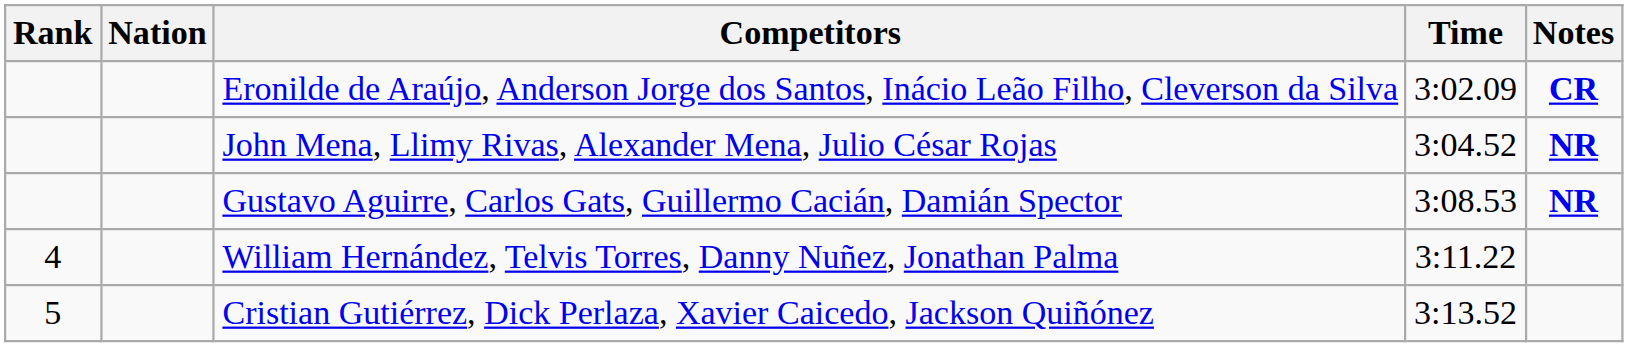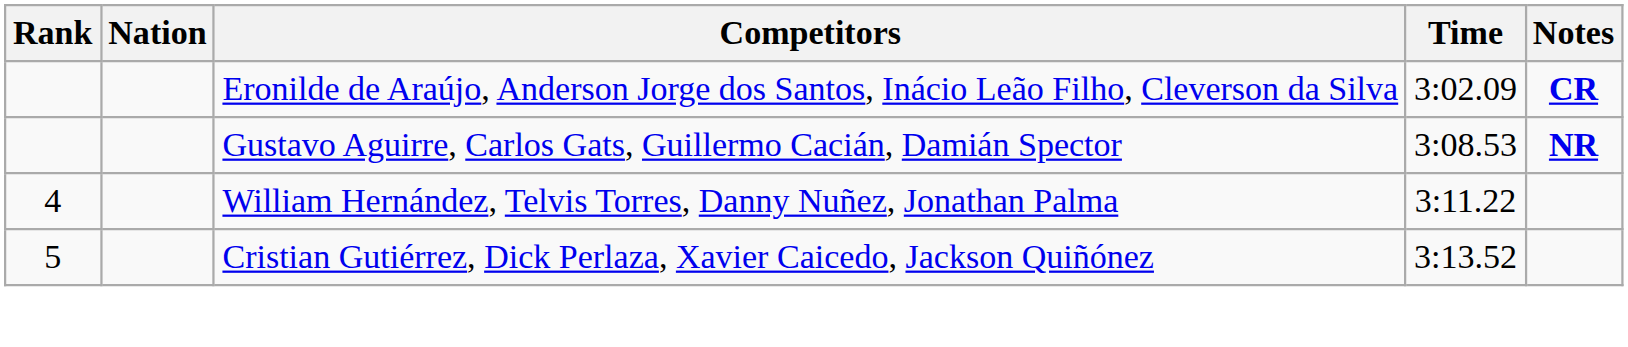- row: (640, 145)
